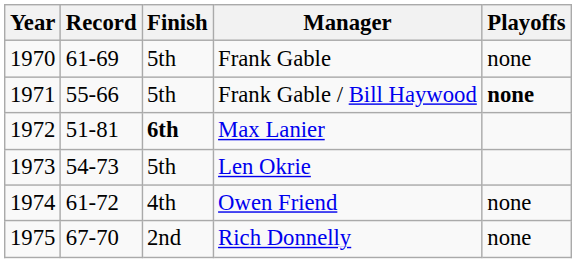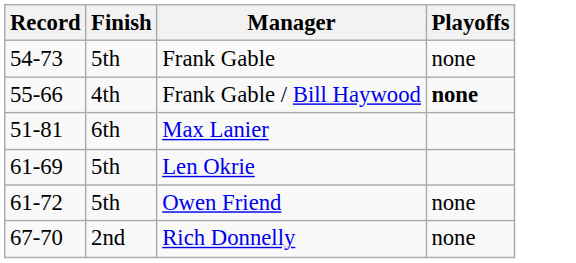- column: (33, 22)
(92, 58) 61-69 -> (36, 58) 54-73
(162, 94) 5th -> (106, 94) 4th
(163, 130) bold -> (106, 130) normal
(92, 166) 54-73 -> (36, 166) 61-69
(162, 202) 4th -> (106, 202) 5th
